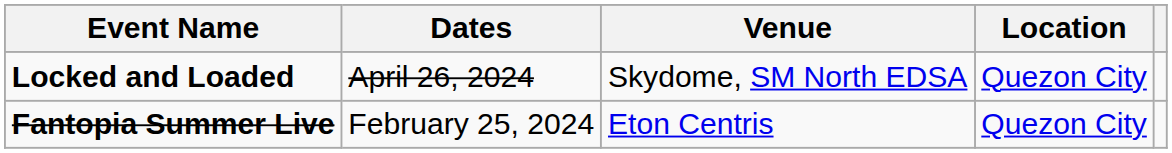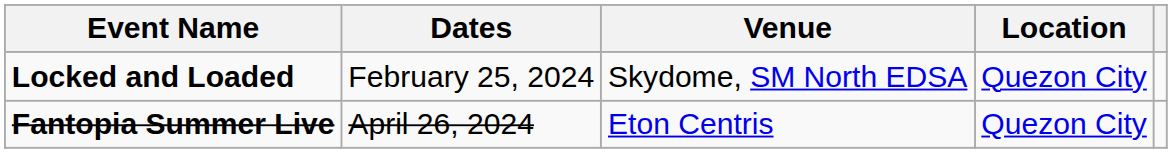(441, 76) April 26, 2024 -> (471, 76) February 25, 2024
(471, 123) February 25, 2024 -> (441, 123) April 26, 2024
